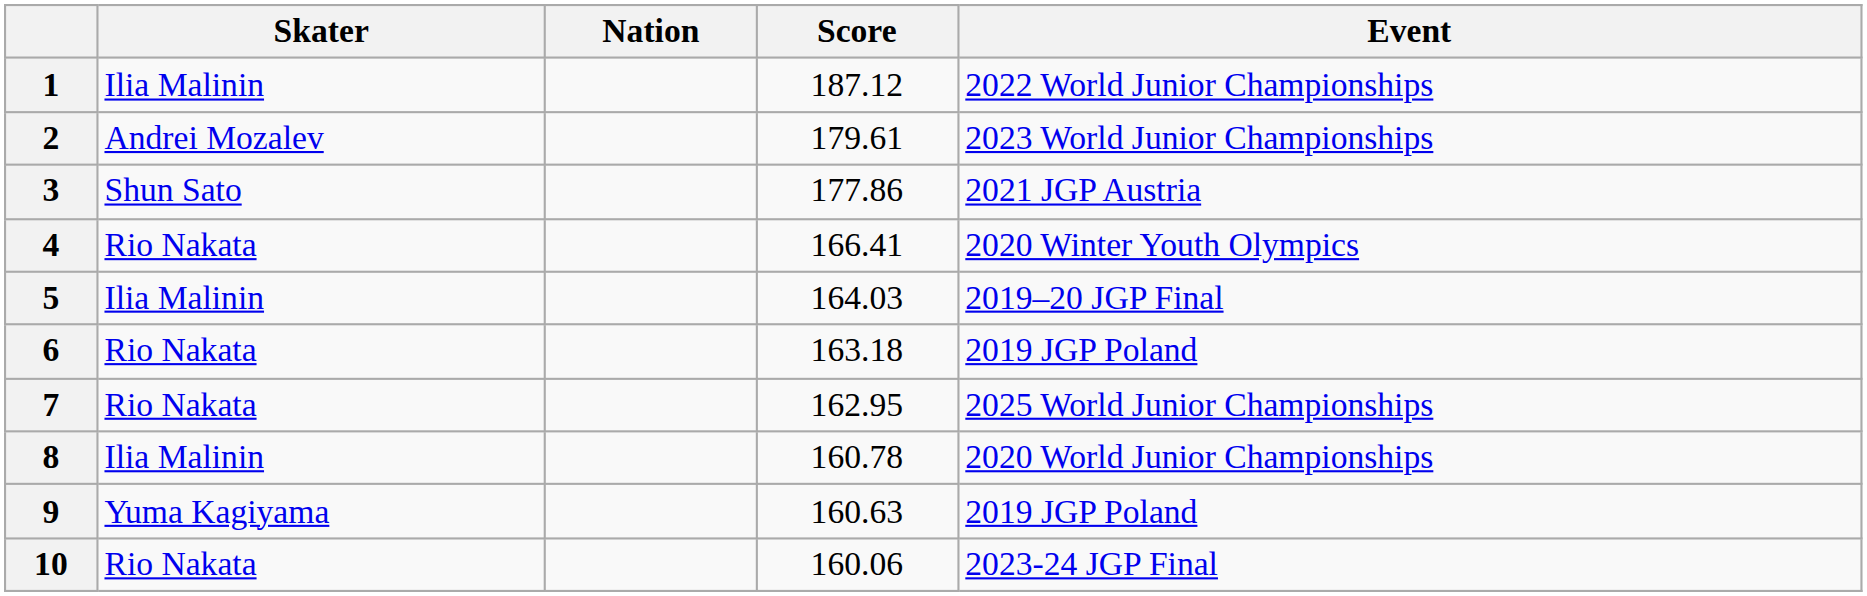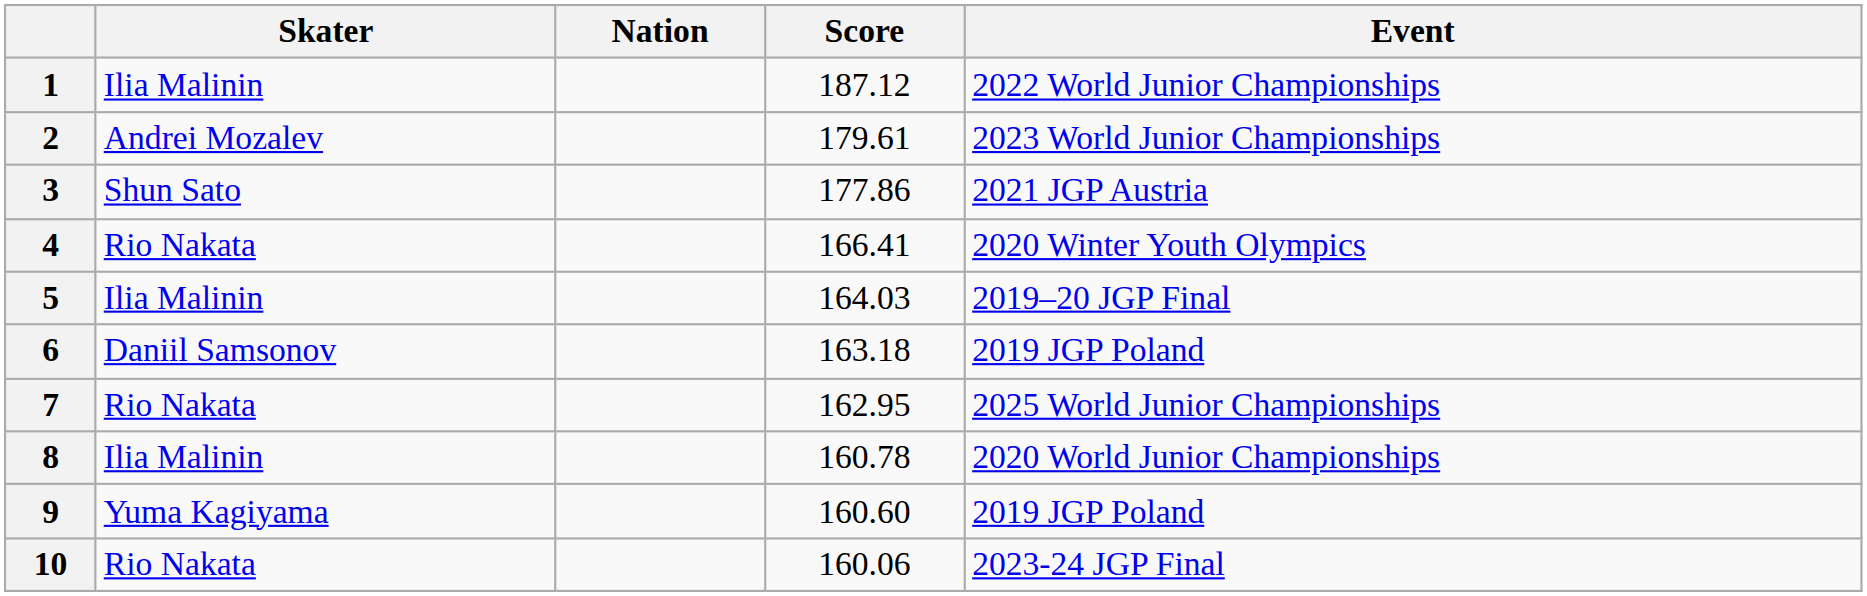(181, 350) Rio Nakata -> (220, 350) Daniil Samsonov
(857, 510) 160.63 -> (864, 510) 160.60
